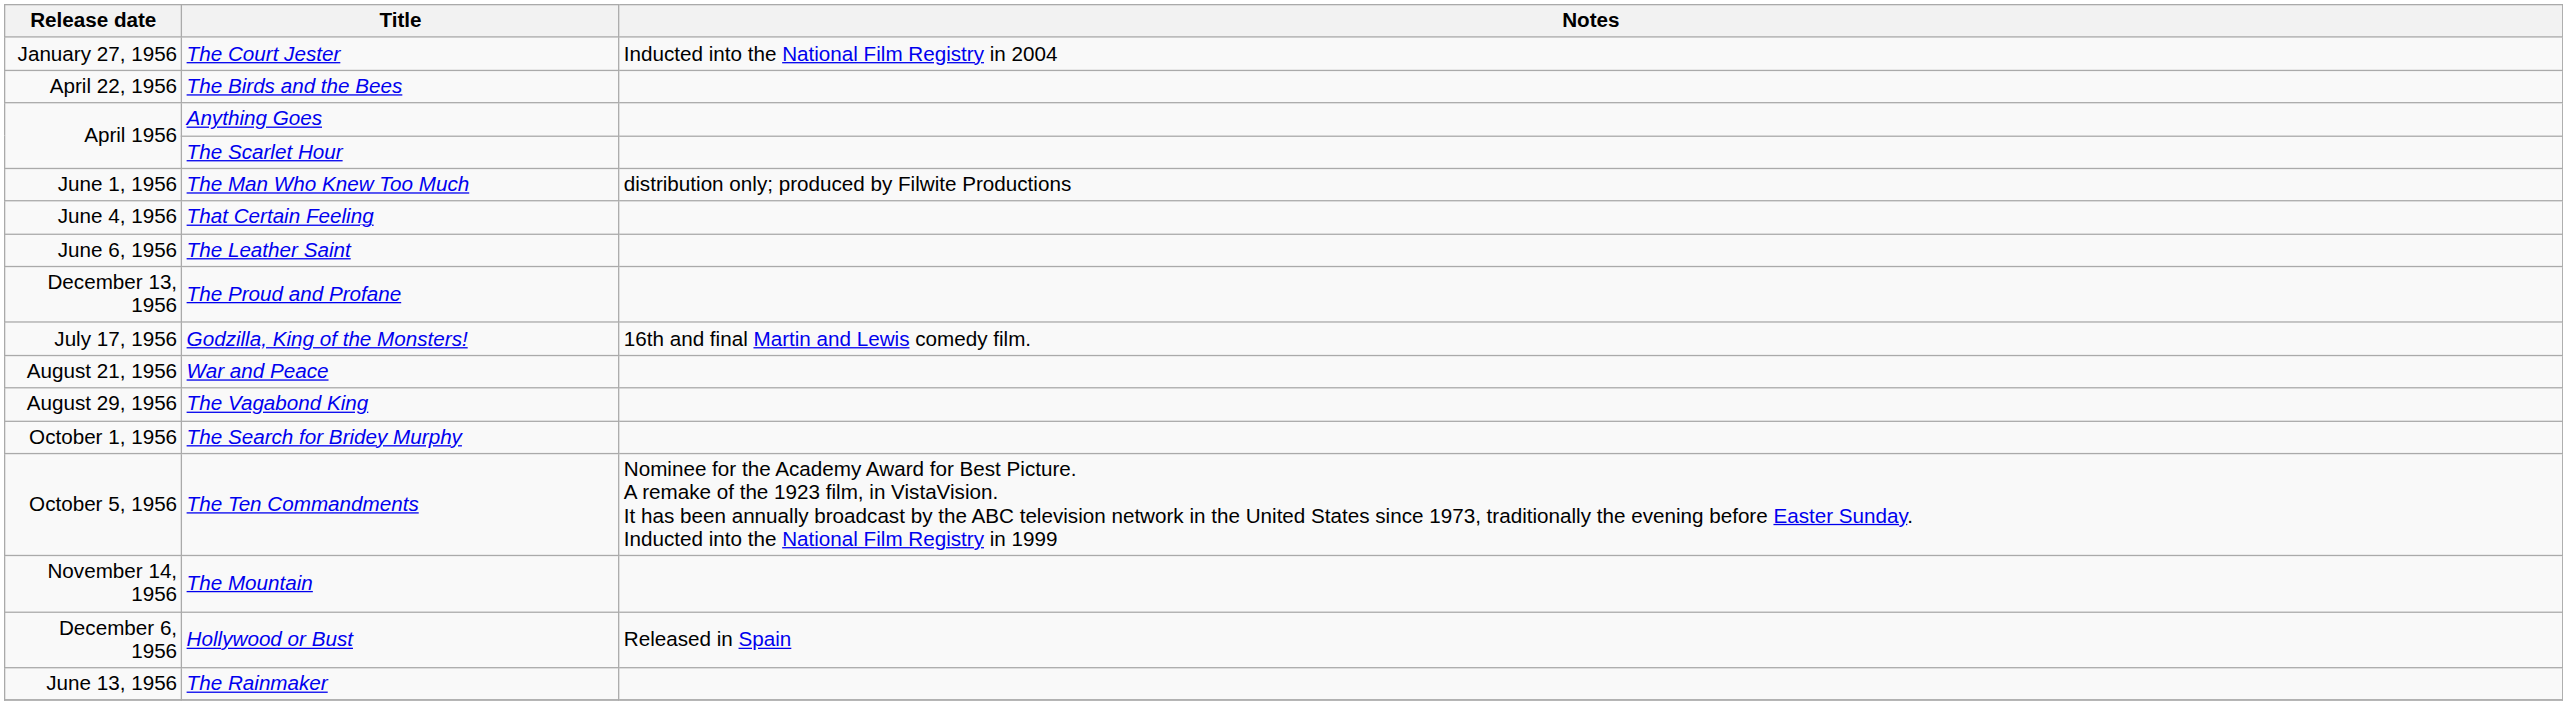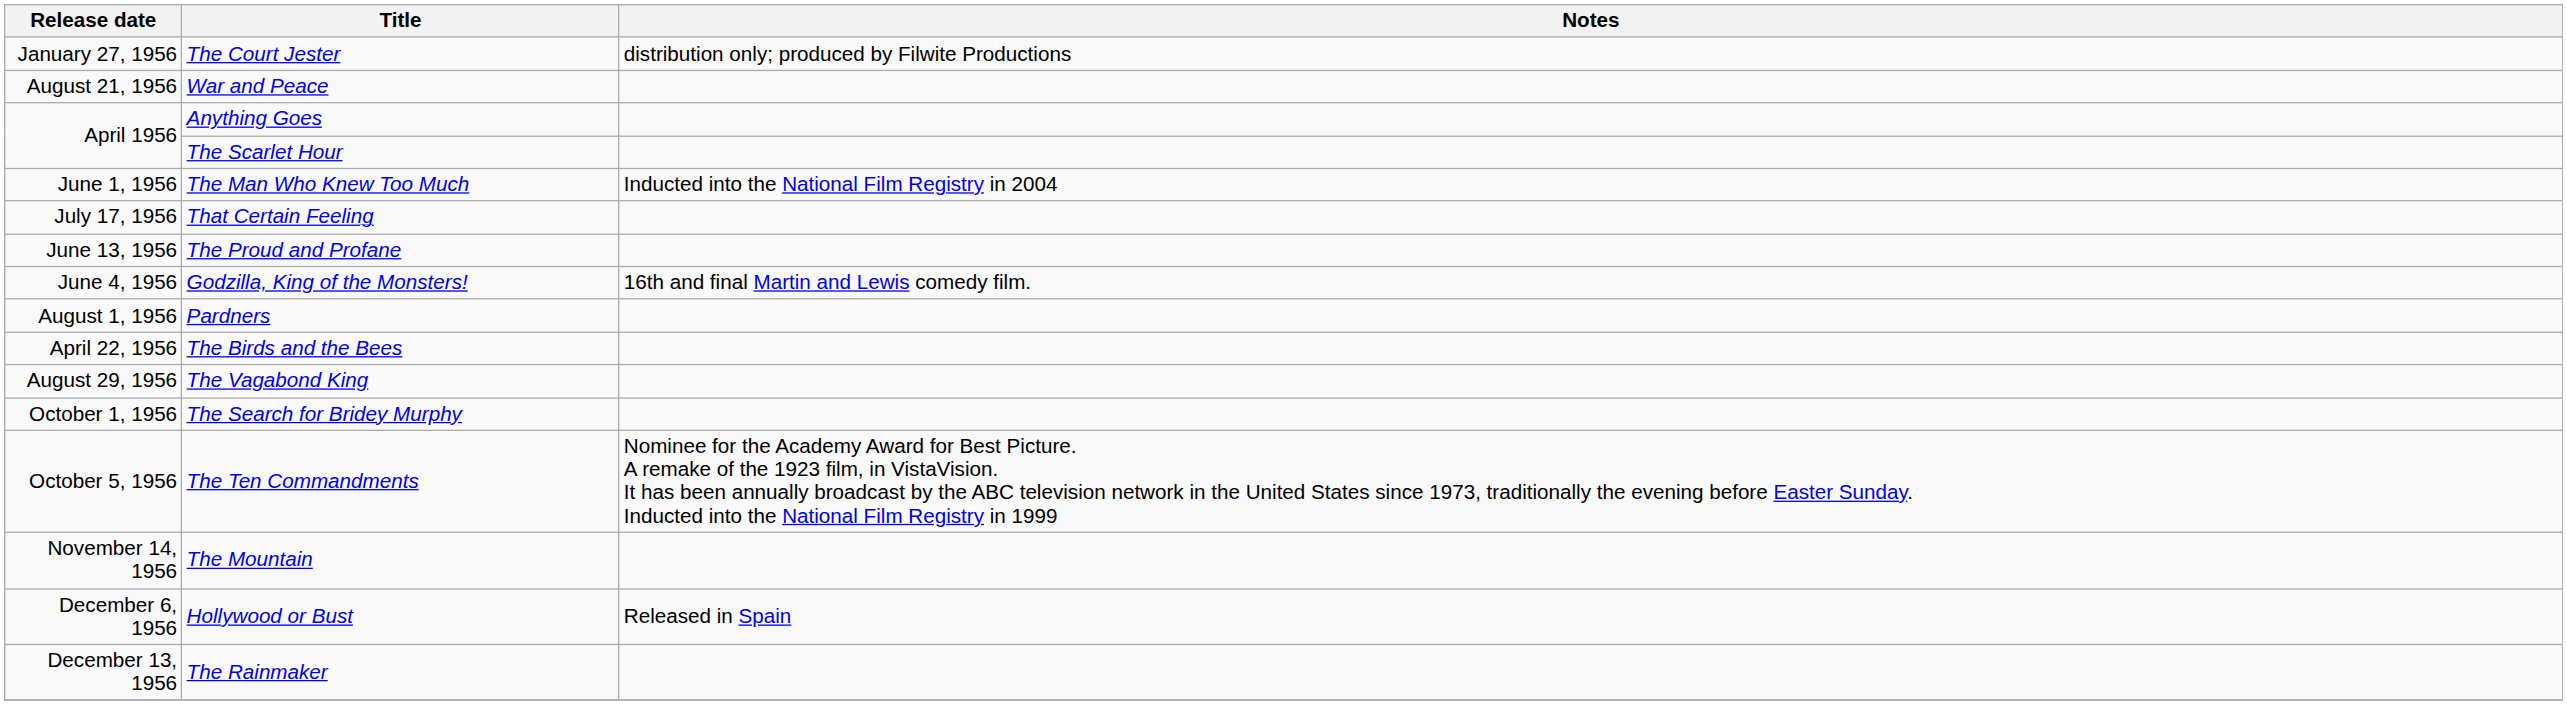(841, 53) Inducted into the National Film Registry in 2004 -> (847, 53) distribution only; produced by Filwite Productions
rows swapped: (294, 86) <-> (258, 371)
(847, 184) distribution only; produced by Filwite Productions -> (841, 184) Inducted into the National Film Registry in 2004
(117, 217) June 4, 1956 -> (116, 217) July 17, 1956
- row: (269, 250)
(112, 294) December 13, 1956 -> (112, 250) June 13, 1956
(116, 338) July 17, 1956 -> (117, 282) June 4, 1956
+ row: (228, 315)
(112, 683) June 13, 1956 -> (112, 672) December 13, 1956
